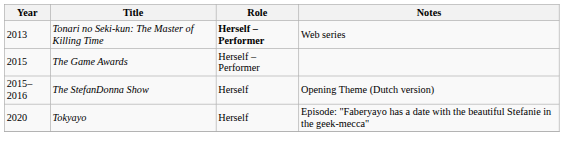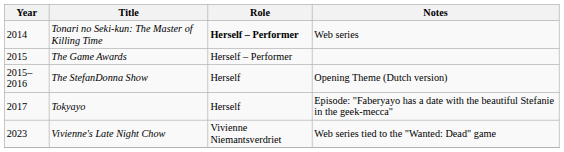(17, 34) 2013 -> (17, 34) 2014
(17, 117) 2020 -> (17, 106) 2017
+ row: (108, 134)
